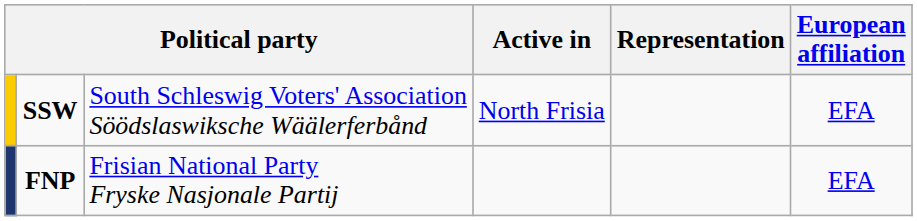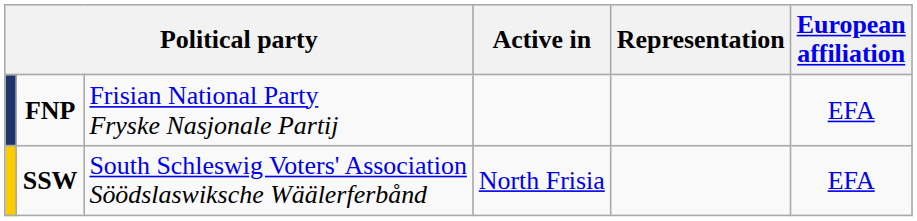rows swapped: (50, 180) <-> (50, 109)
